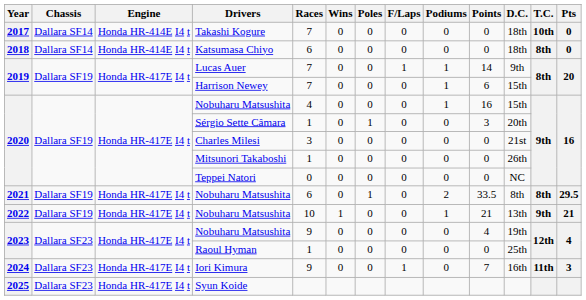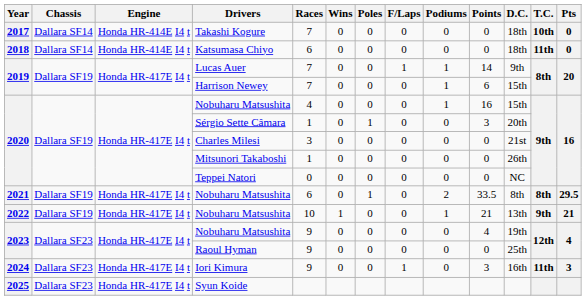(544, 49) 8th -> (544, 49) 11th
(309, 249) 1 -> (309, 249) 9
(487, 267) 7 -> (487, 267) 3
